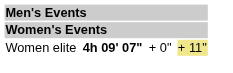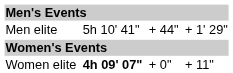+ row: (31, 30)
(192, 47) khaki background -> (199, 65) no background
